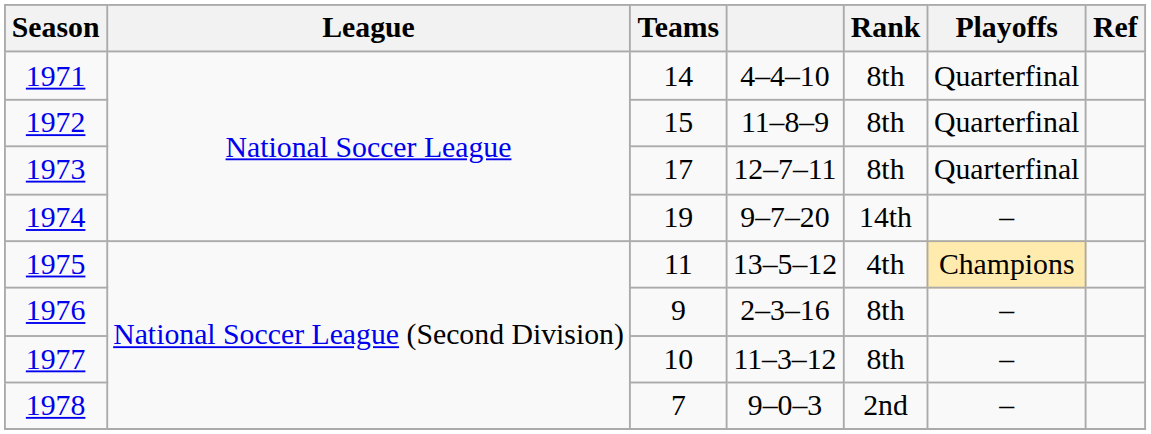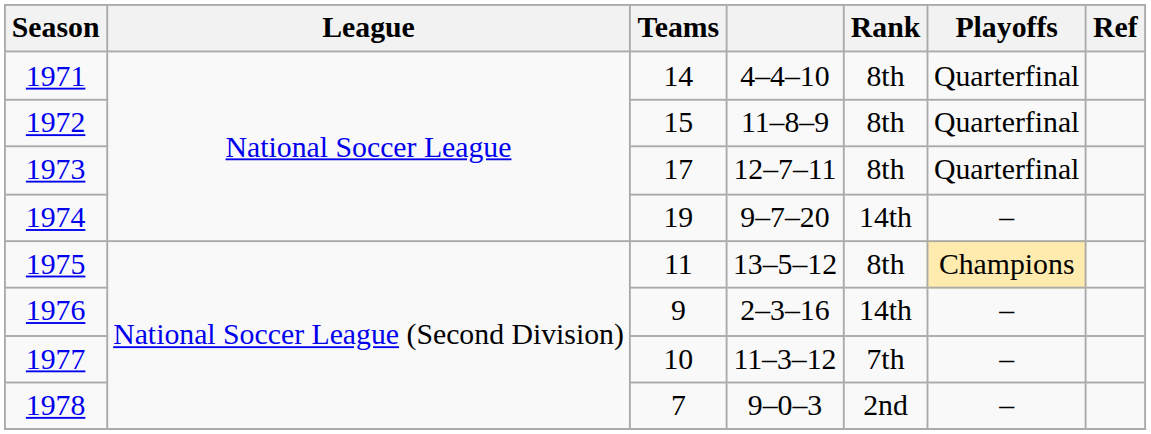(886, 264) 4th -> (886, 264) 8th
(886, 311) 8th -> (886, 311) 14th
(886, 358) 8th -> (886, 358) 7th
